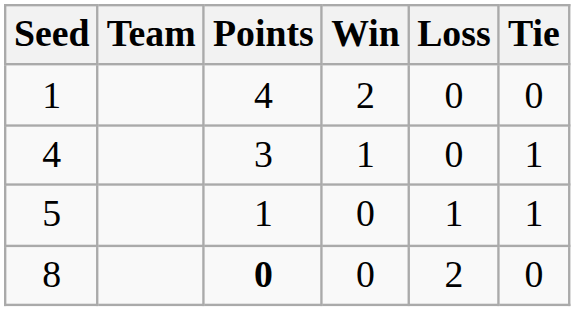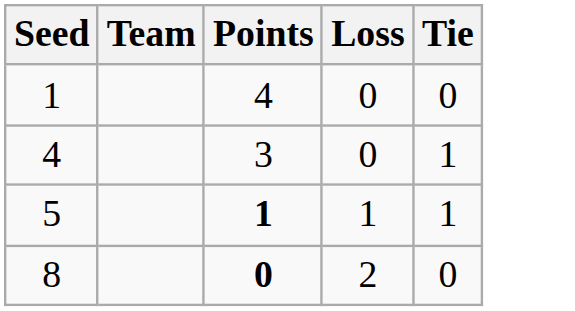- column: (365, 34)
(263, 214) normal -> (263, 214) bold
